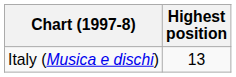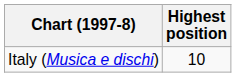(197, 59) 13 -> (197, 59) 10
